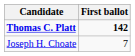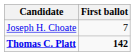rows swapped: (41, 28) <-> (41, 43)
